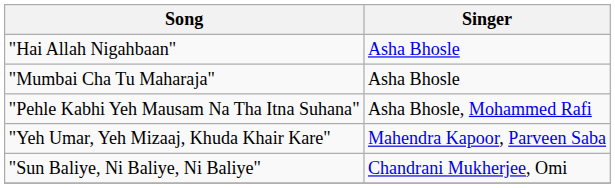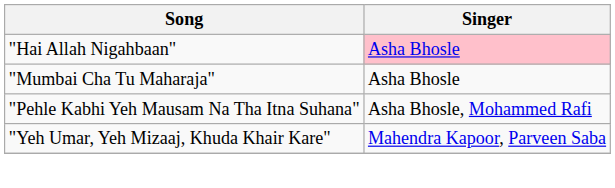(414, 49) no background -> (414, 49) pink background
- row: (135, 168)
